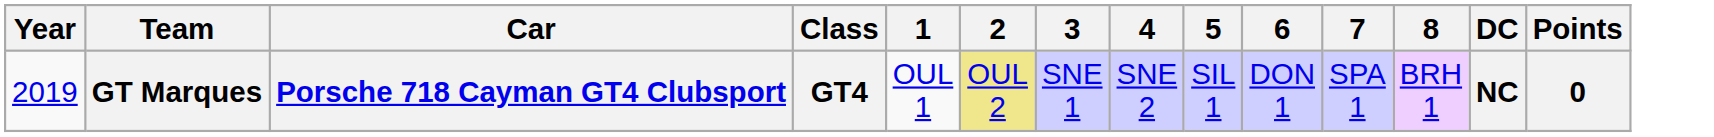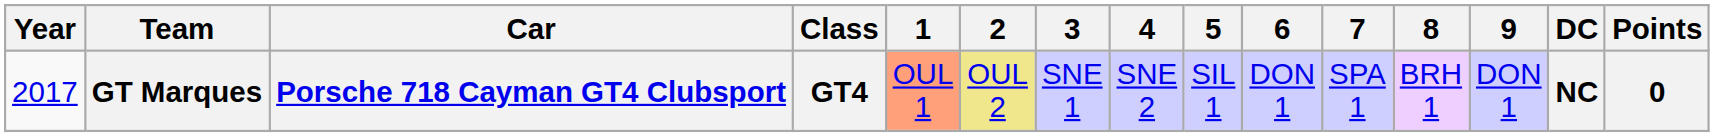+ column: (1509, 28)
(45, 91) 2019 -> (45, 91) 2017
(923, 91) no background -> (923, 91) lightsalmon background
